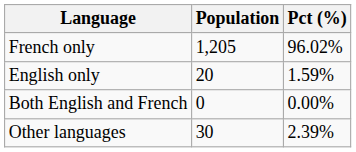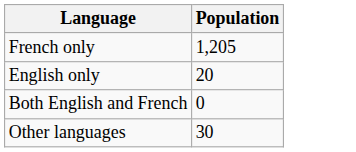- column: (317, 18)
